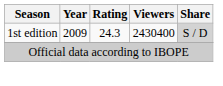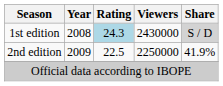(75, 33) 2009 -> (79, 33) 2008
(110, 33) no background -> (114, 33) lightblue background
(154, 33) 2430400 -> (158, 33) 2430000
+ row: (34, 52)
